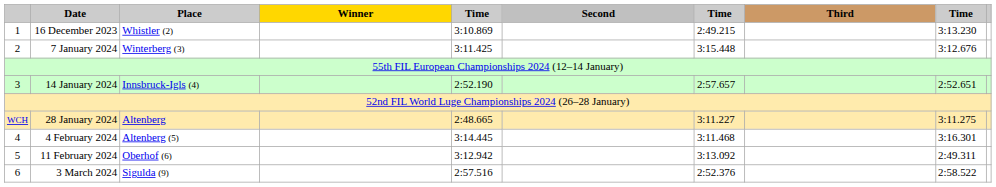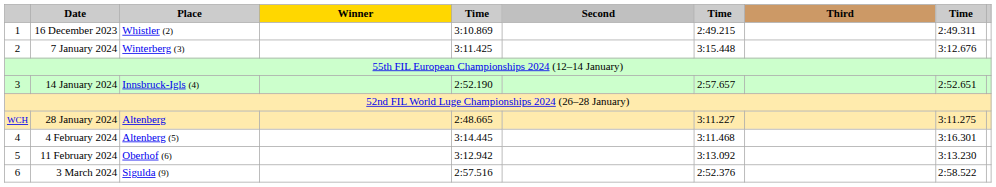(957, 30) 3:13.230 -> (957, 30) 2:49.311
(957, 155) 2:49.311 -> (957, 155) 3:13.230
